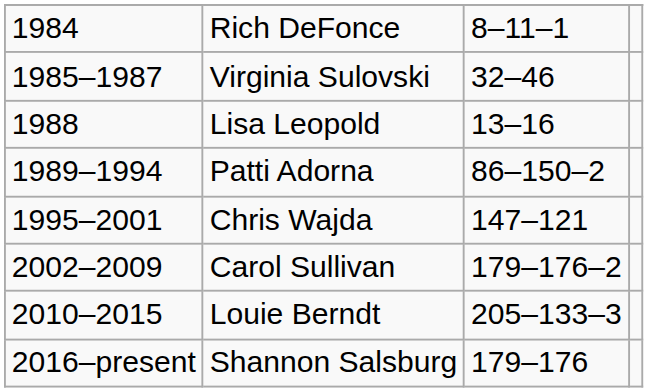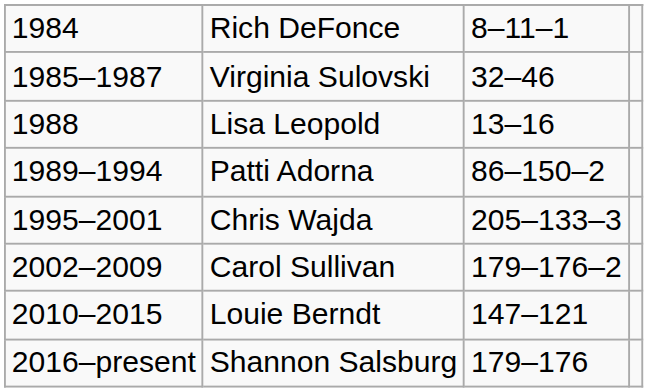(530, 219) 147–121 -> (546, 219) 205–133–3
(546, 314) 205–133–3 -> (530, 314) 147–121
